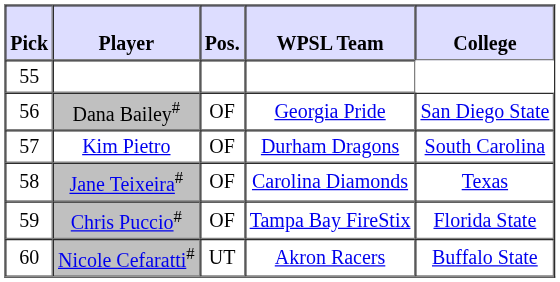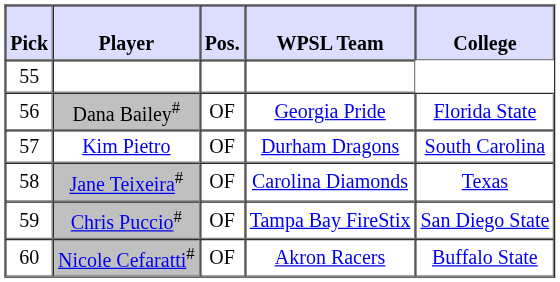(485, 111) San Diego State -> (485, 111) Florida State
(485, 219) Florida State -> (485, 219) San Diego State
(222, 257) UT -> (222, 257) OF
